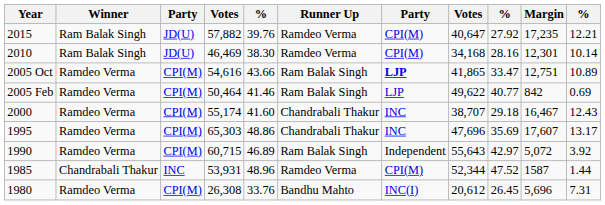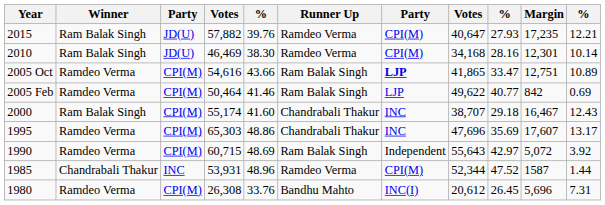(505, 33) 27.92 -> (505, 33) 27.93
(97, 111) Ramdeo Verma -> (103, 111) Ram Balak Singh
(261, 151) 46.89 -> (261, 151) 48.69
